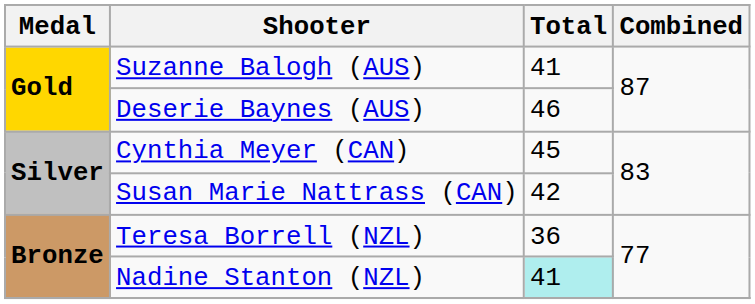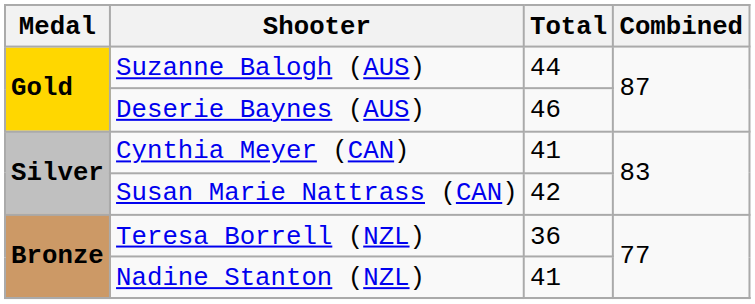(545, 68) 41 -> (545, 68) 44
(545, 152) 45 -> (545, 152) 41
(545, 278) paleturquoise background -> (545, 278) no background
